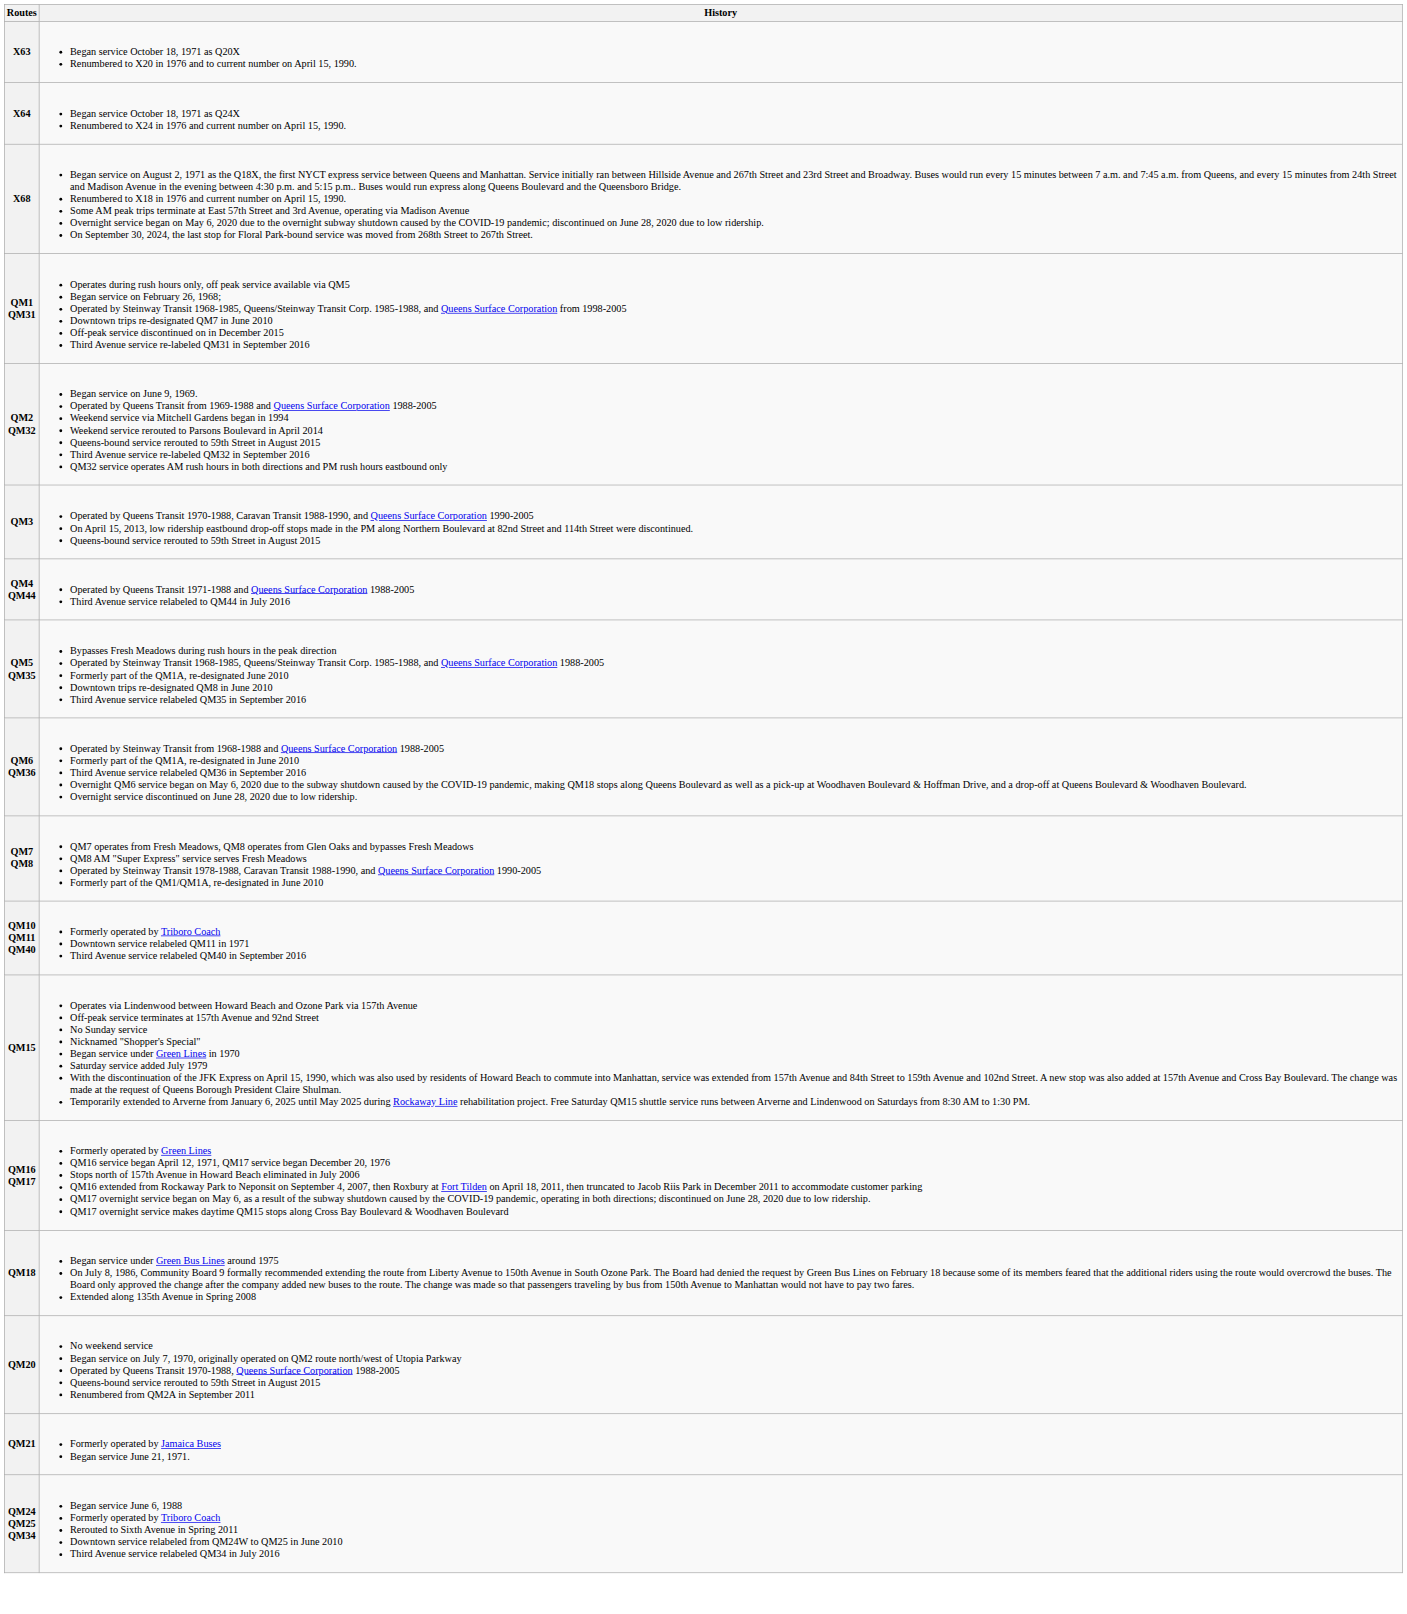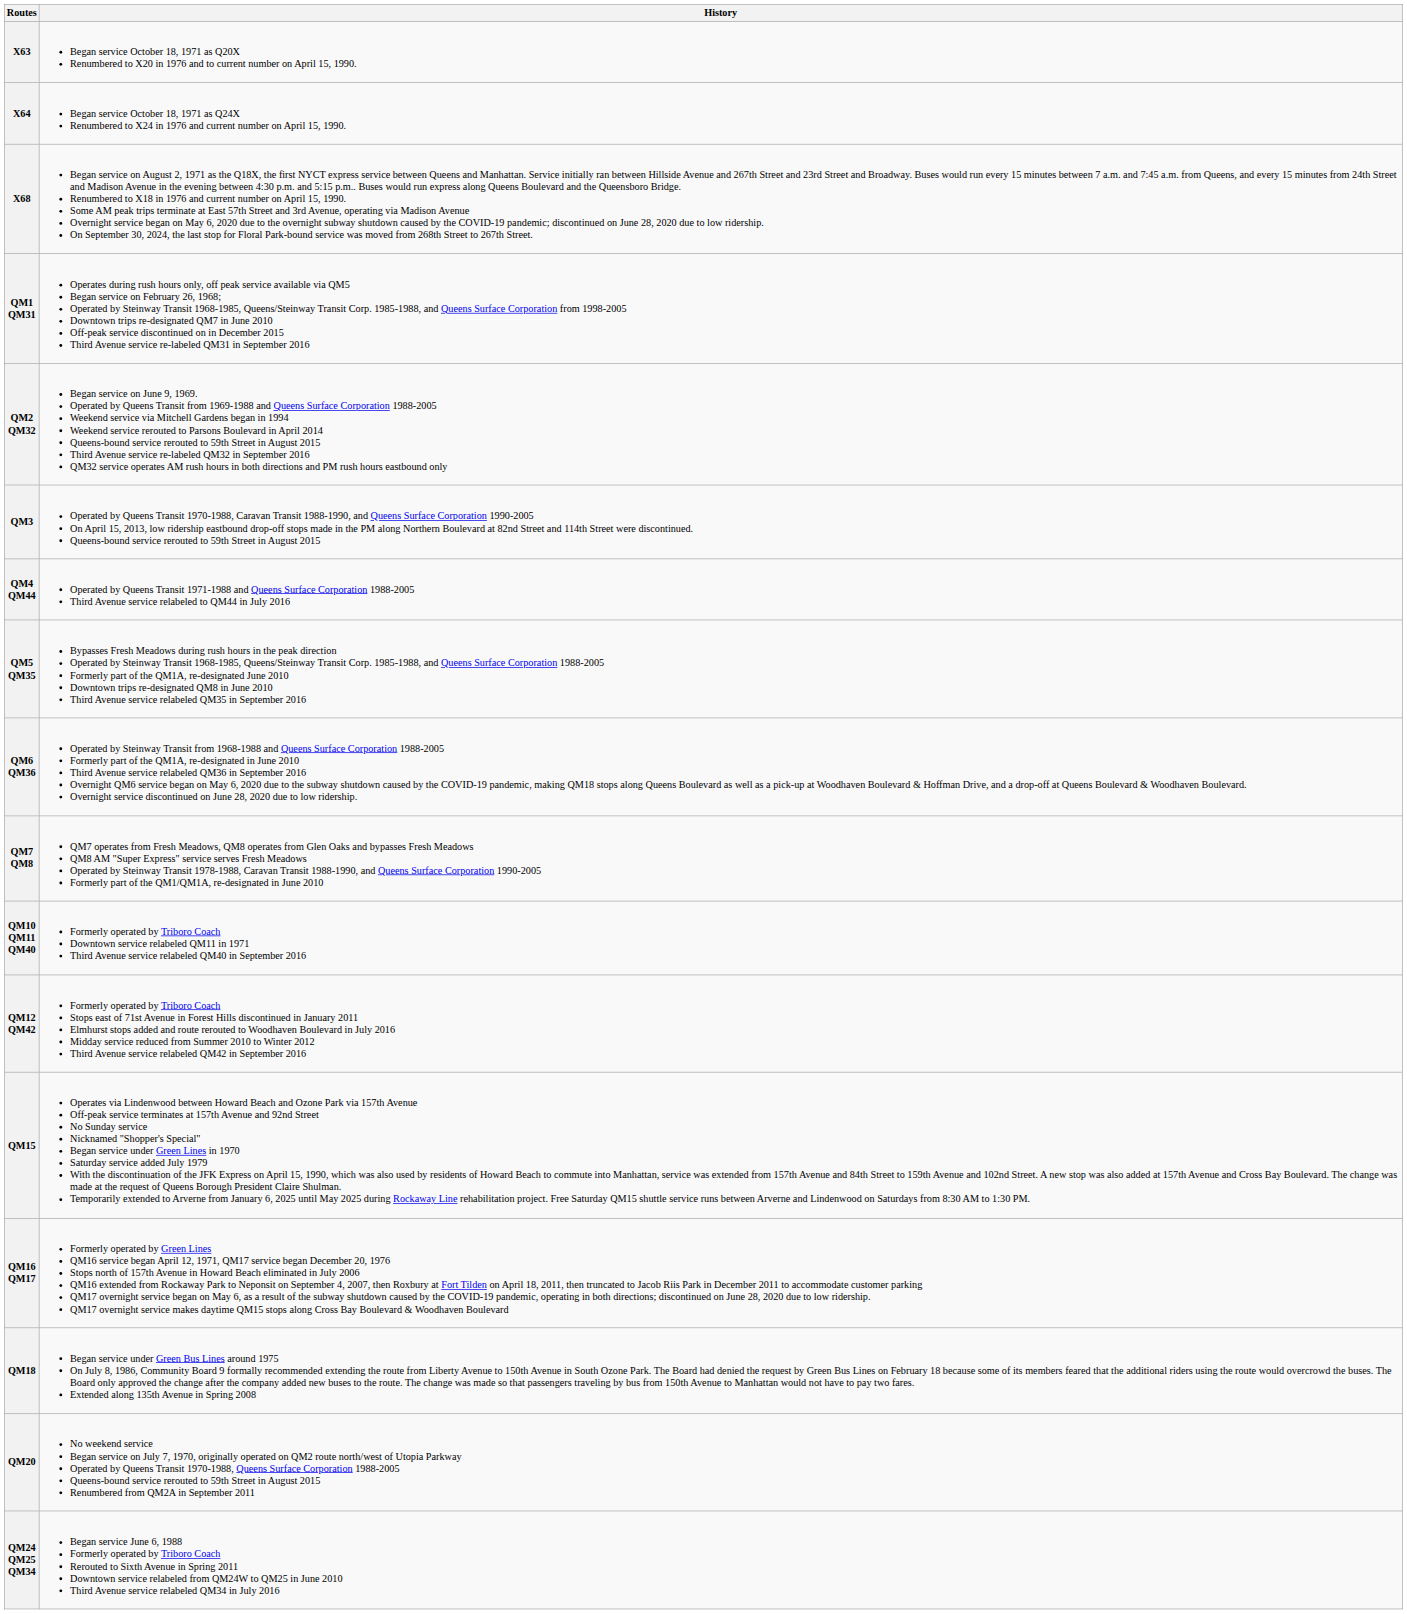+ row: (22, 1023)
- row: (22, 1444)
